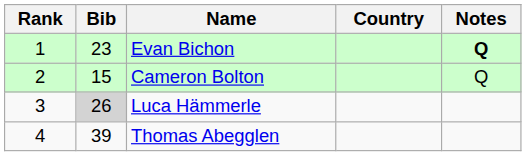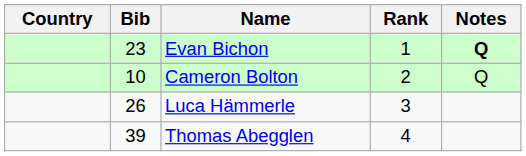columns swapped: (40, 19) <-> (389, 19)
(101, 77) 15 -> (135, 77) 10
(101, 106) lightgrey background -> (135, 106) no background
